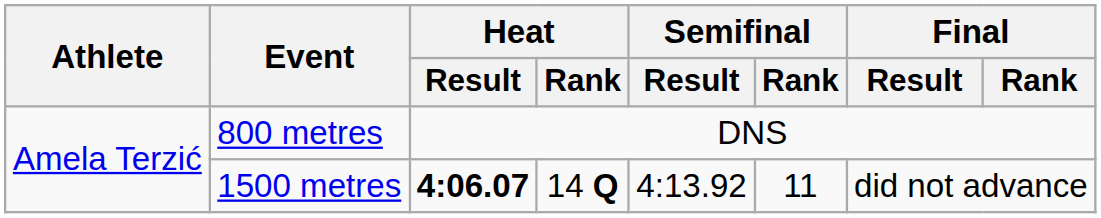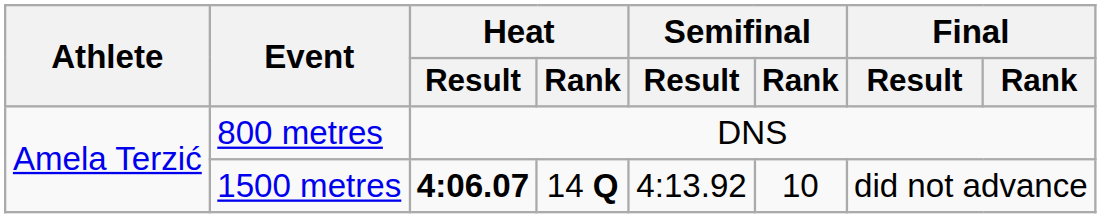(800, 186) 11 -> (800, 186) 10
